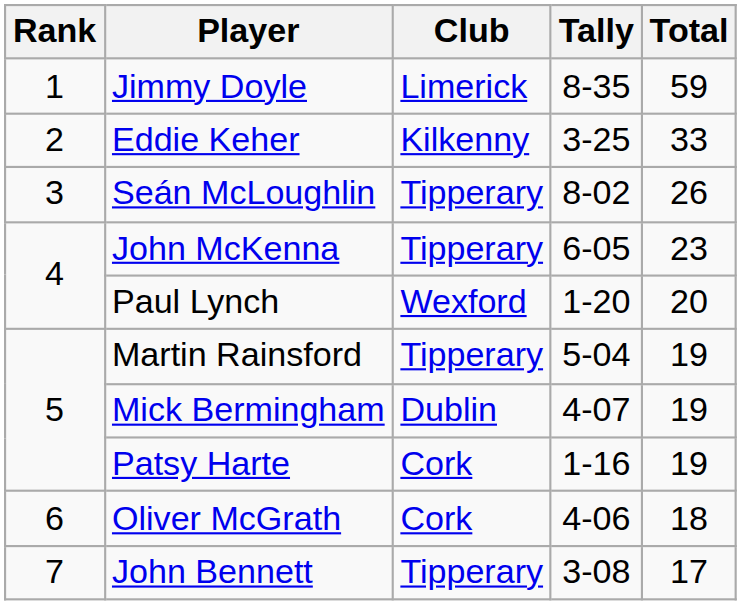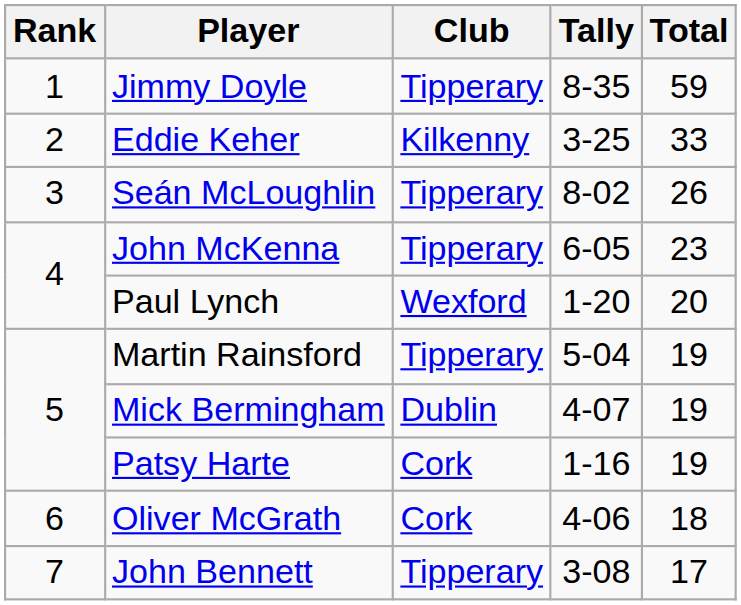(464, 85) Limerick -> (472, 85) Tipperary
